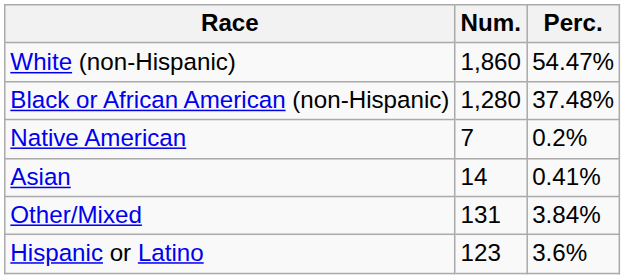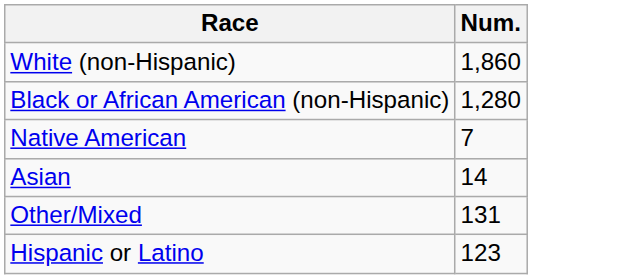- column: (573, 23)
